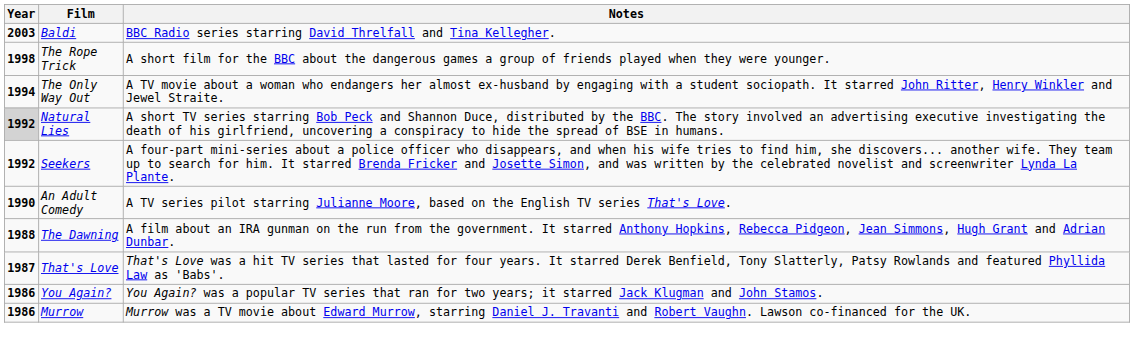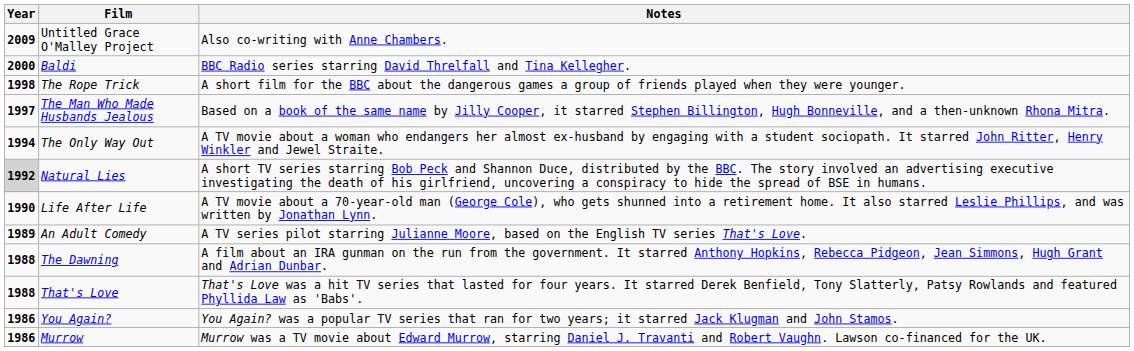+ row: (97, 40)
(21, 33) 2003 -> (21, 66) 2000
+ row: (97, 111)
- row: (66, 163)
+ row: (94, 208)
(21, 203) 1990 -> (21, 234) 1989
(21, 268) 1987 -> (21, 292) 1988
